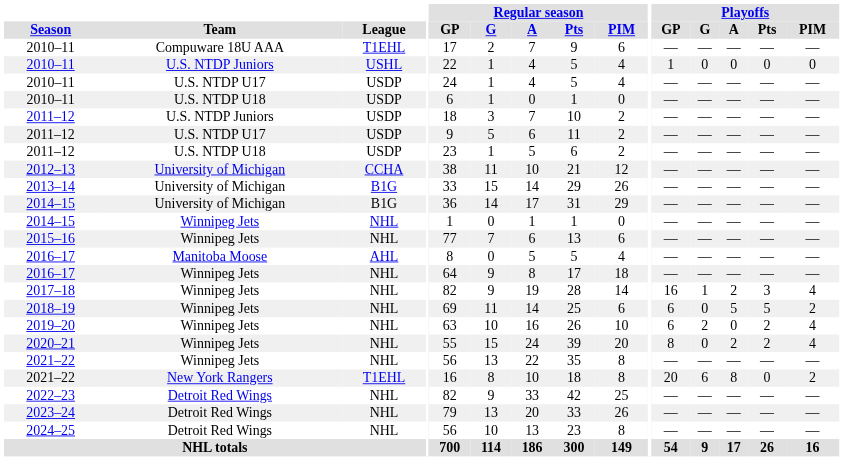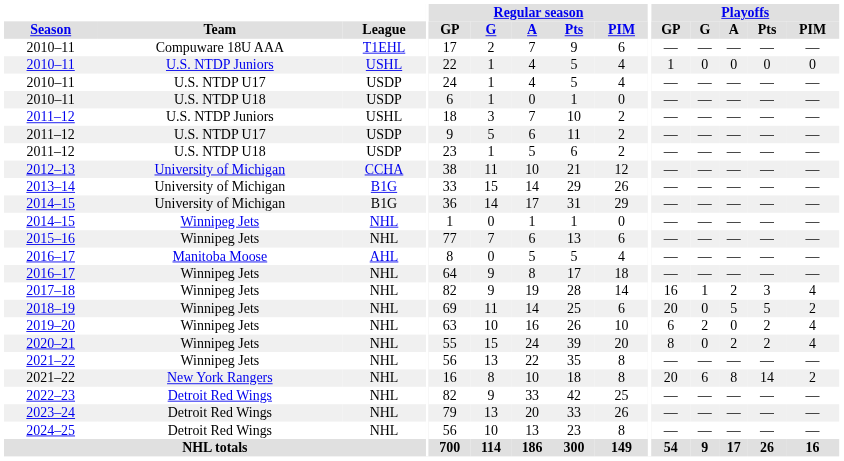(384, 117) USDP -> (384, 117) USHL
(671, 308) 6 -> (671, 308) 20
(384, 378) T1EHL -> (384, 378) NHL
(767, 378) 0 -> (767, 378) 14
